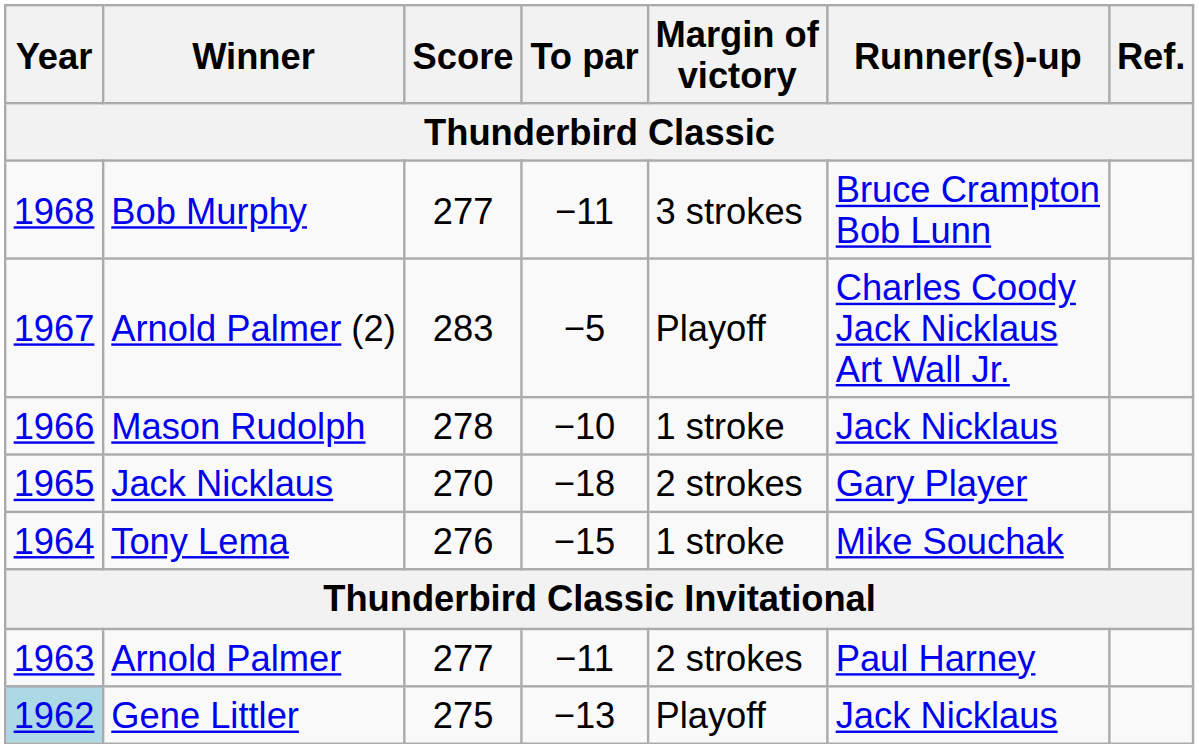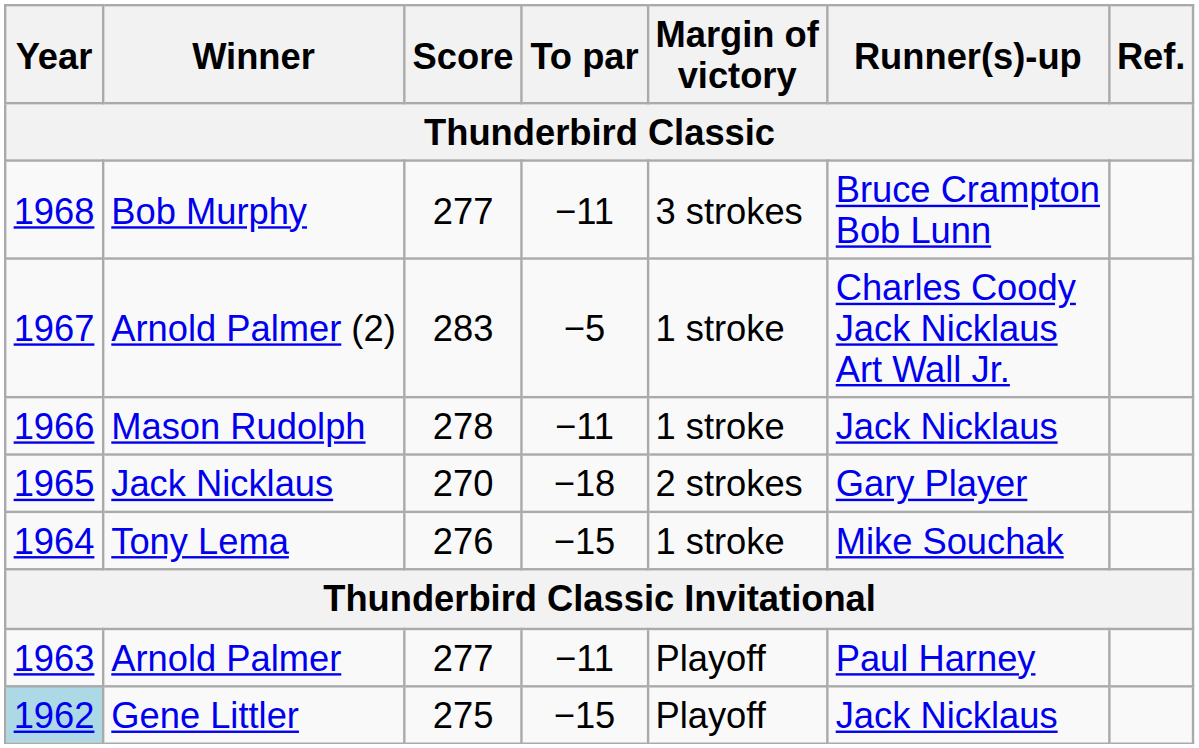(711, 329) Playoff -> (720, 329) 1 stroke
(584, 427) −10 -> (584, 427) −11
(729, 657) 2 strokes -> (711, 657) Playoff
(584, 714) −13 -> (584, 714) −15
